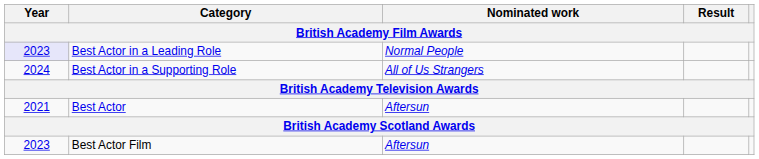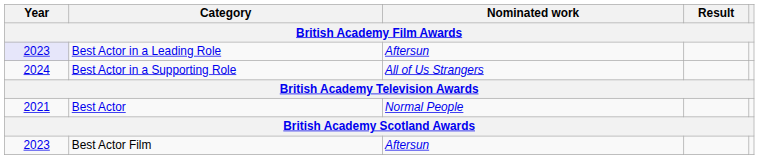(424, 51) Normal People -> (407, 51) Aftersun
(407, 107) Aftersun -> (424, 107) Normal People
